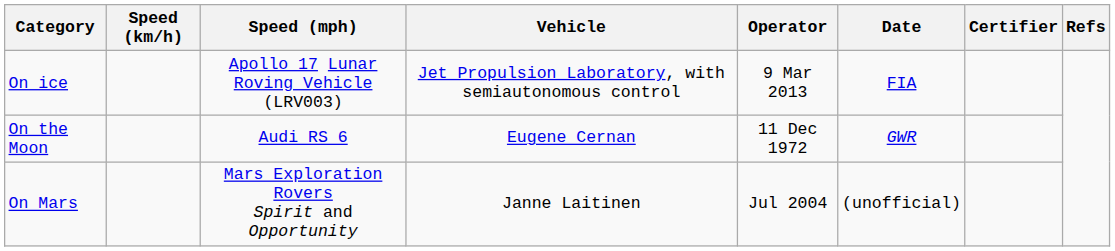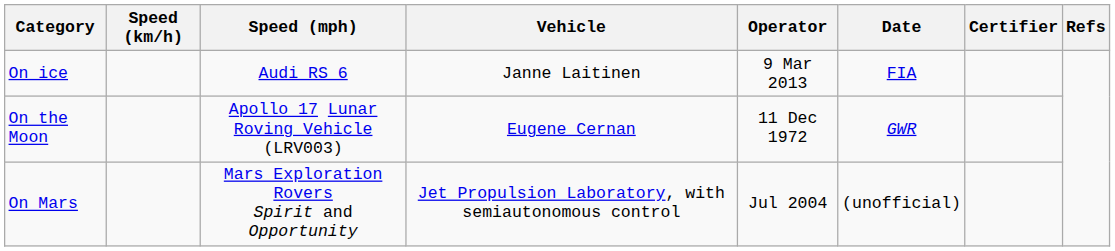(303, 83) Apollo 17 Lunar Roving Vehicle (LRV003) -> (303, 74) Audi RS 6
(571, 83) Jet Propulsion Laboratory, with semiautonomous control -> (571, 74) Janne Laitinen
(303, 139) Audi RS 6 -> (303, 129) Apollo 17 Lunar Roving Vehicle (LRV003)
(571, 204) Janne Laitinen -> (571, 204) Jet Propulsion Laboratory, with semiautonomous control
